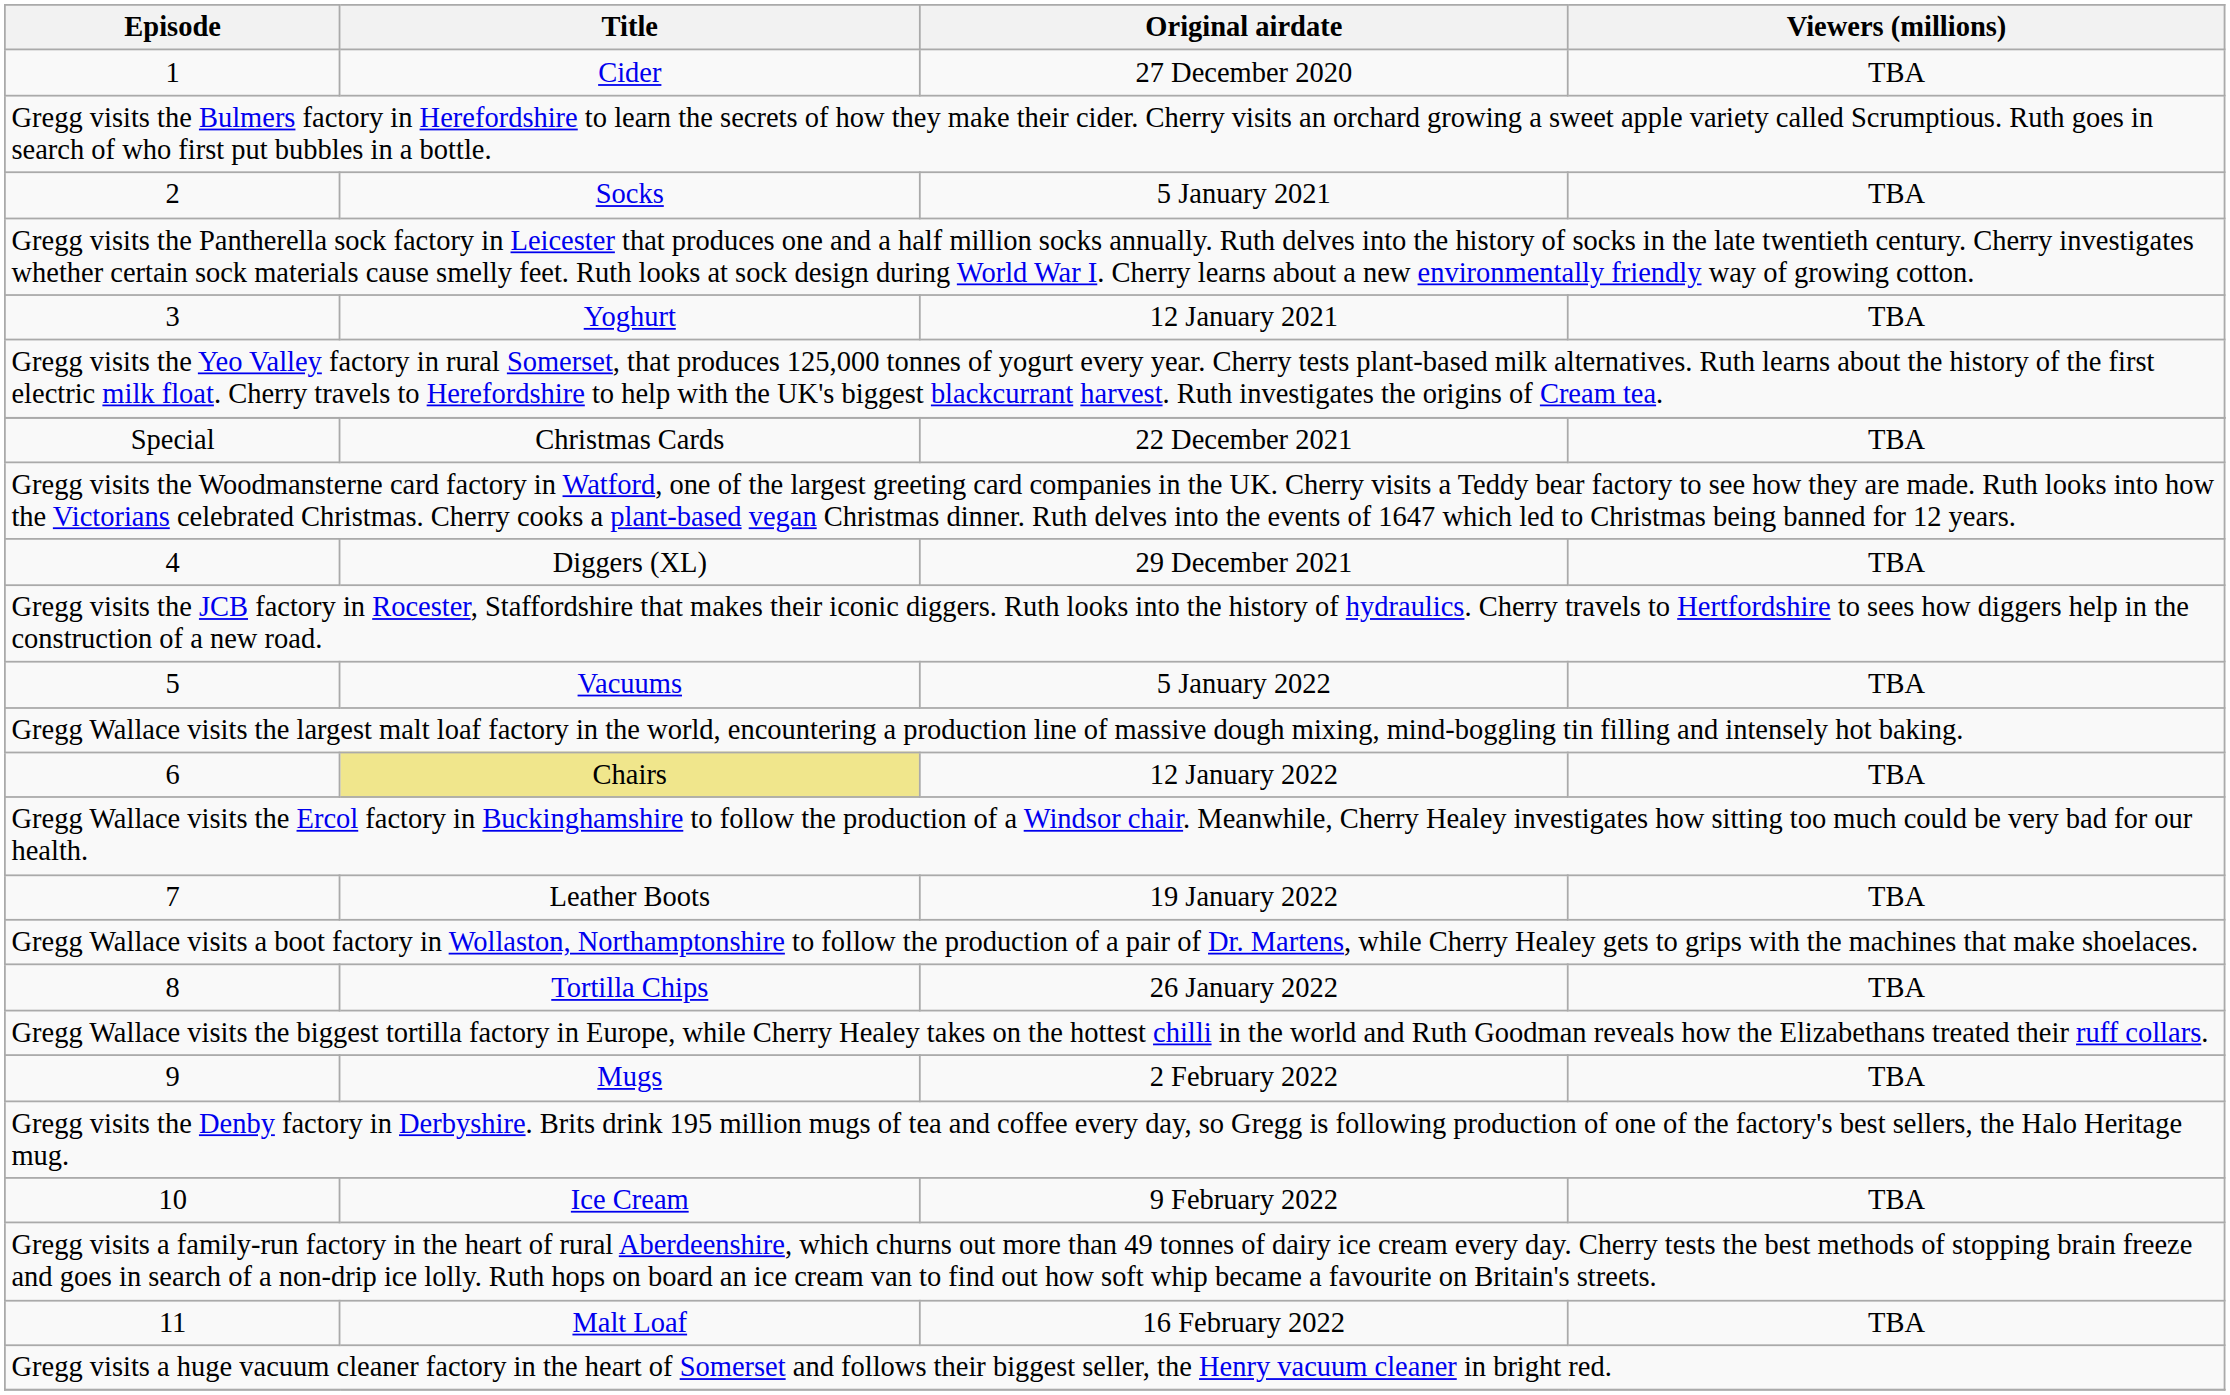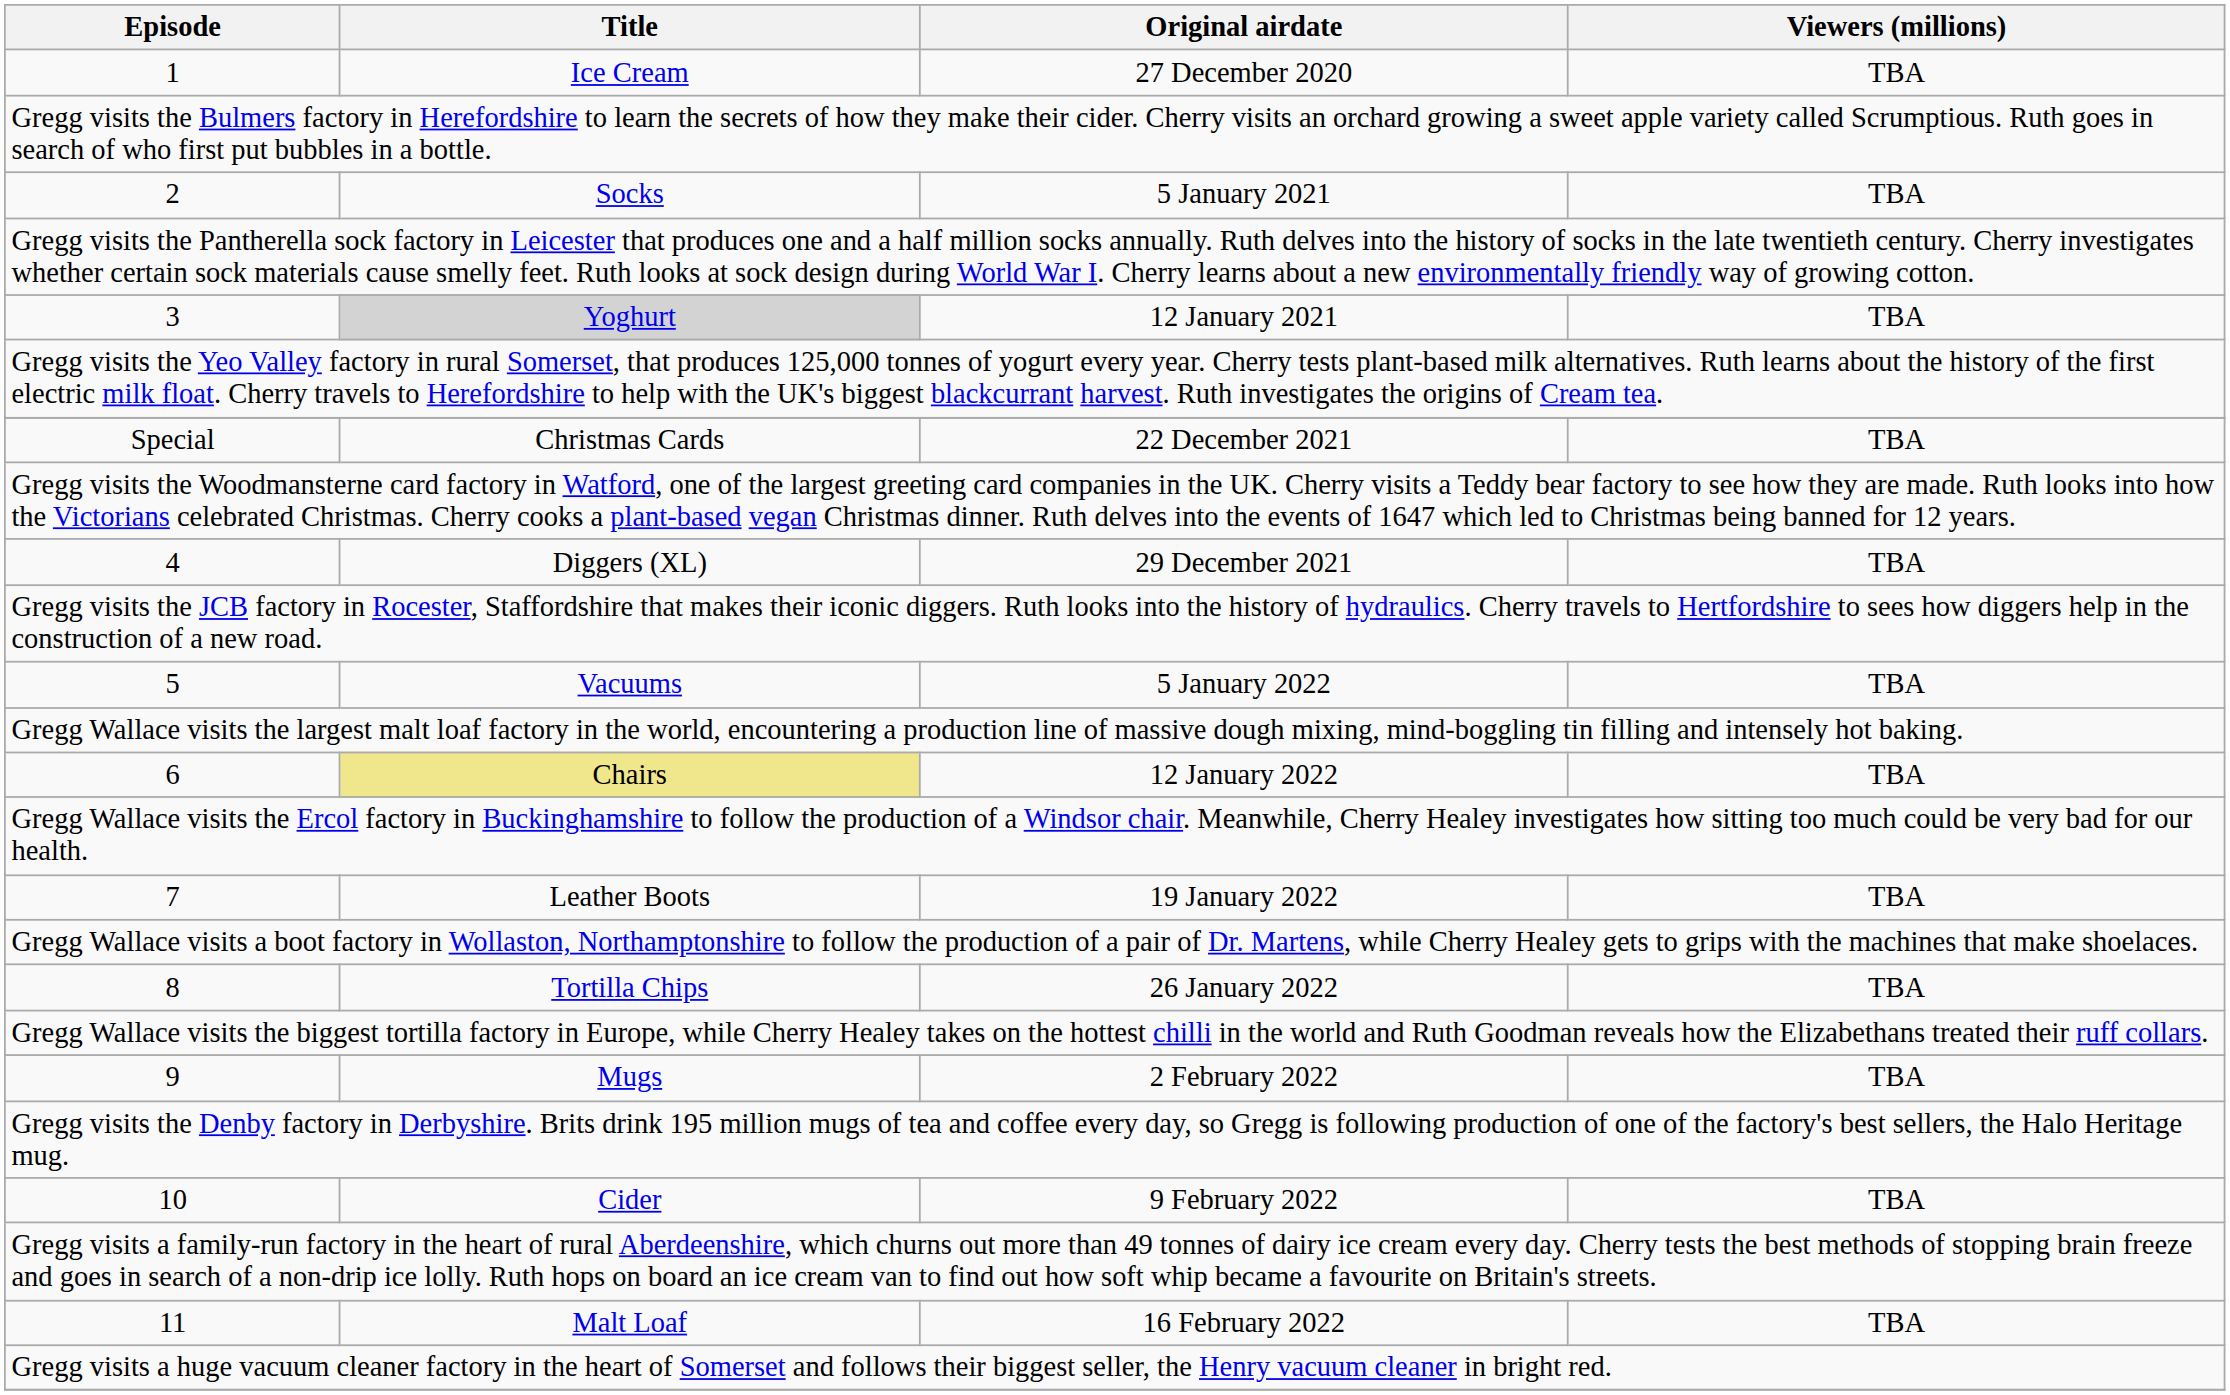(630, 72) Cider -> (630, 72) Ice Cream
(630, 317) no background -> (630, 317) lightgrey background
(630, 1199) Ice Cream -> (630, 1199) Cider
